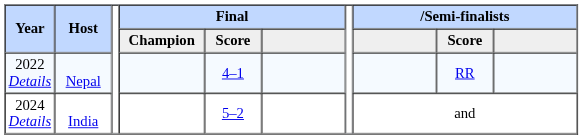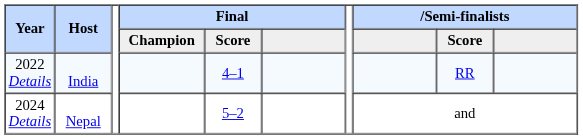(83, 81) Nepal -> (83, 81) India
(83, 121) India -> (83, 121) Nepal
